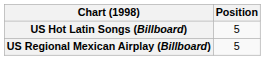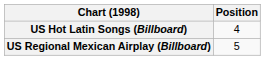(237, 30) 5 -> (237, 30) 4
